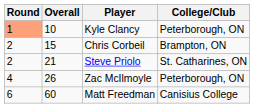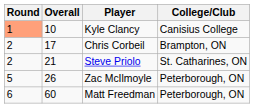(202, 29) Peterborough, ON -> (199, 29) Canisius College
(50, 45) 15 -> (50, 45) 17
(10, 78) 4 -> (10, 78) 5
(199, 95) Canisius College -> (202, 95) Peterborough, ON
